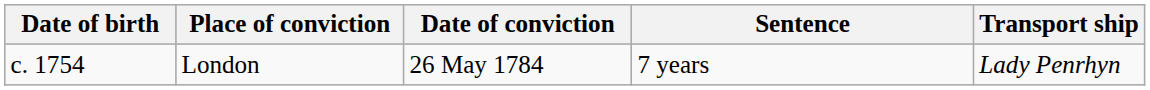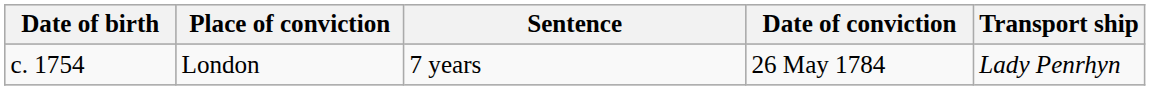columns swapped: (518, 24) <-> (803, 24)
